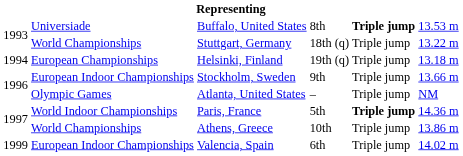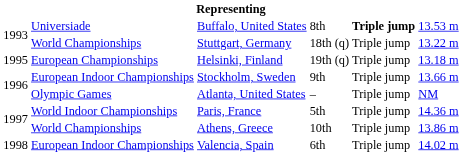(16, 60) 1994 -> (16, 60) 1995
(384, 110) bold -> (381, 110) normal
(16, 144) 1999 -> (16, 144) 1998
